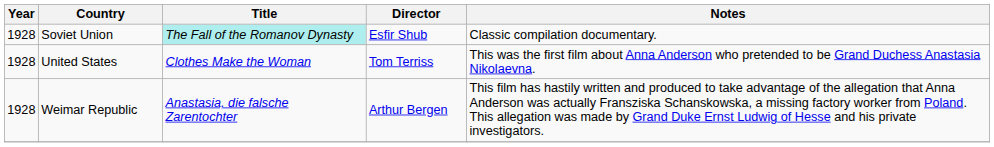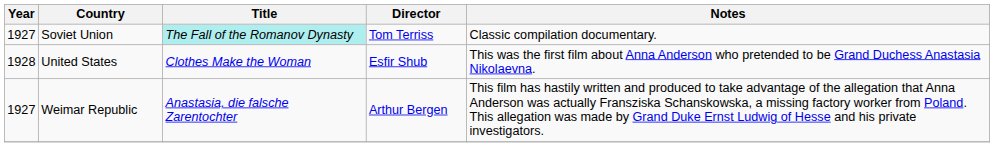(21, 34) 1928 -> (21, 34) 1927
(398, 34) Esfir Shub -> (401, 34) Tom Terriss
(401, 61) Tom Terriss -> (398, 61) Esfir Shub
(21, 110) 1928 -> (21, 110) 1927
